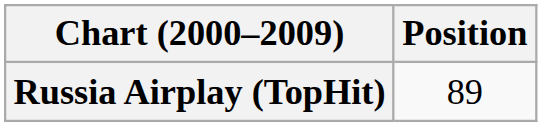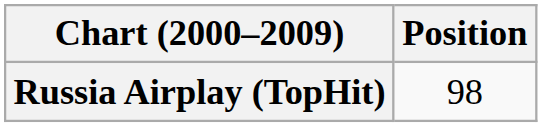(465, 90) 89 -> (465, 90) 98
